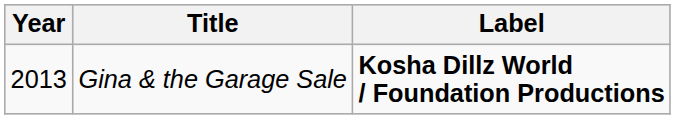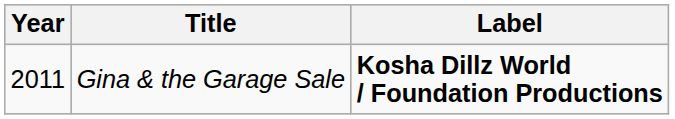(39, 78) 2013 -> (38, 78) 2011
